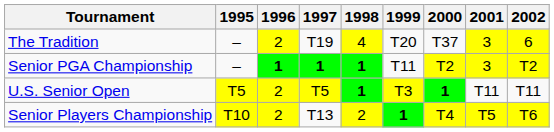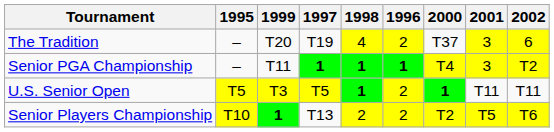columns swapped: (278, 17) <-> (403, 17)
(445, 66) T2 -> (445, 66) T4
(445, 115) T4 -> (445, 115) T2
